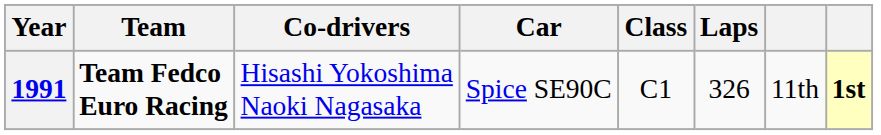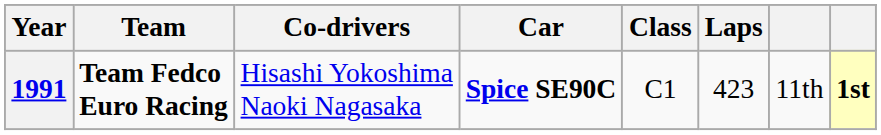(539, 89) normal -> (541, 89) bold
(729, 89) 326 -> (734, 89) 423
